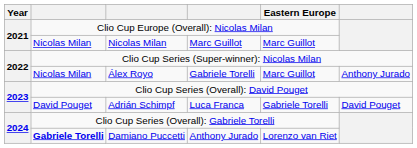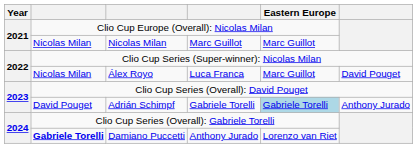(222, 73) Gabriele Torelli -> (217, 73) Luca Franca
(376, 73) Anthony Jurado -> (371, 73) David Pouget
(217, 104) Luca Franca -> (222, 104) Gabriele Torelli
(295, 104) no background -> (295, 104) lightblue background
(371, 104) David Pouget -> (376, 104) Anthony Jurado
